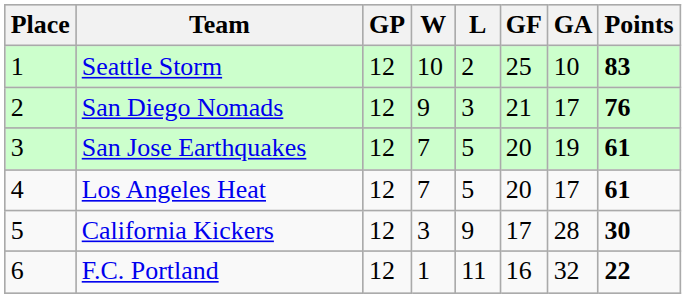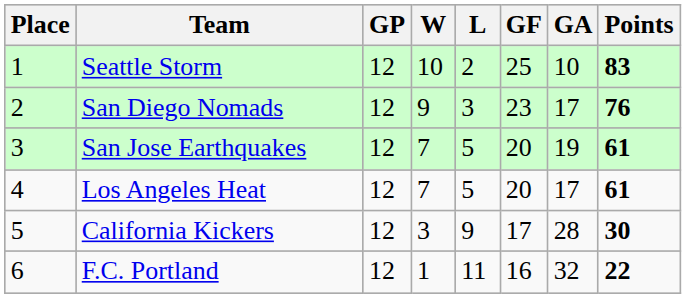(519, 107) 21 -> (519, 107) 23
